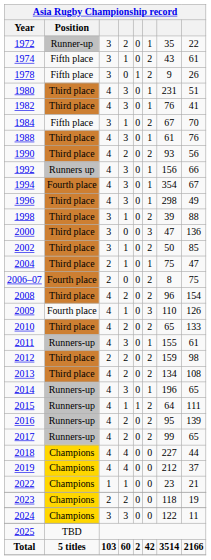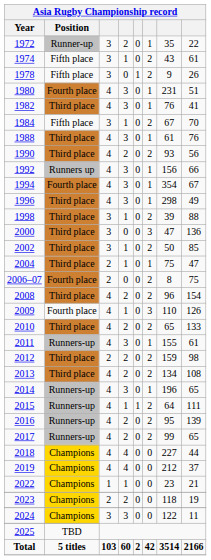(72, 91) Third place -> (72, 91) Fourth place
